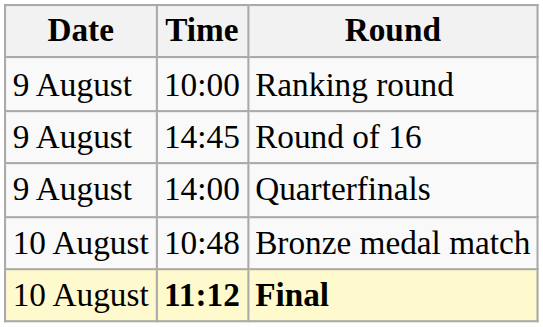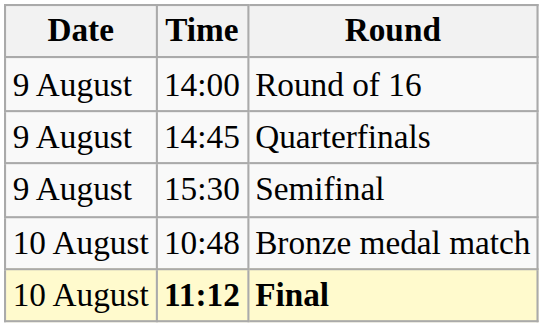- row: (354, 83)
(202, 136) 14:45 -> (202, 83) 14:00
(202, 189) 14:00 -> (202, 136) 14:45
+ row: (320, 189)
